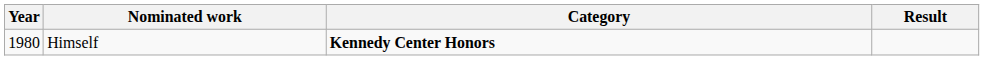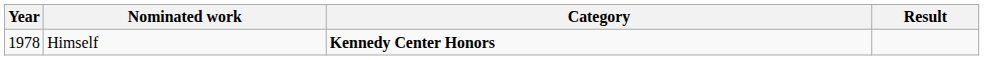(24, 42) 1980 -> (24, 42) 1978
